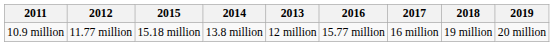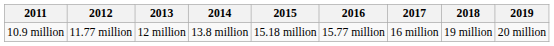columns swapped: (292, 13) <-> (169, 13)
